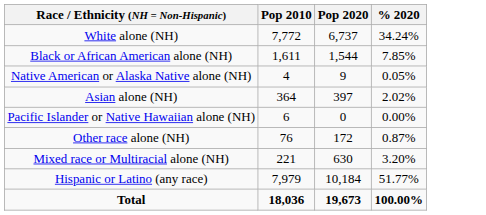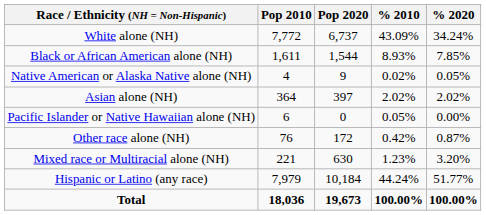+ column: (399, 14)
